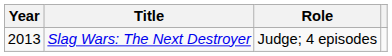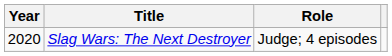(24, 39) 2013 -> (24, 39) 2020
